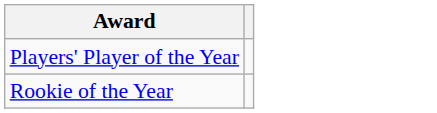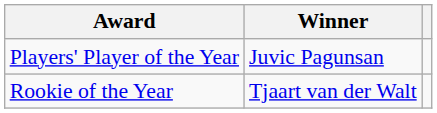+ column: (333, 21)
